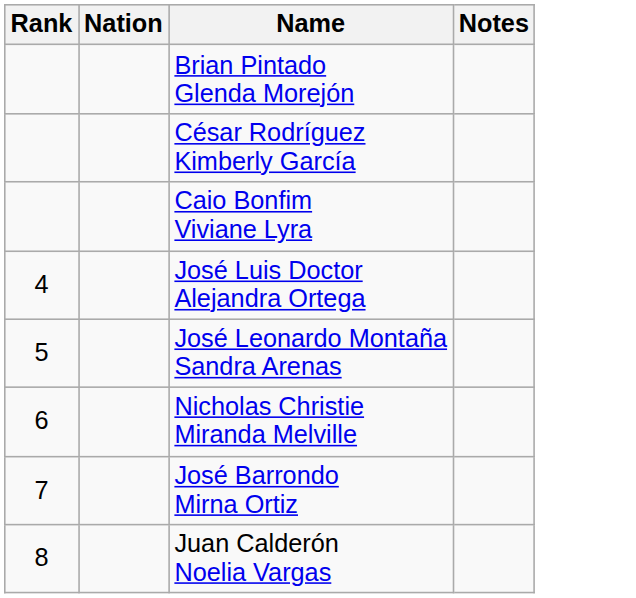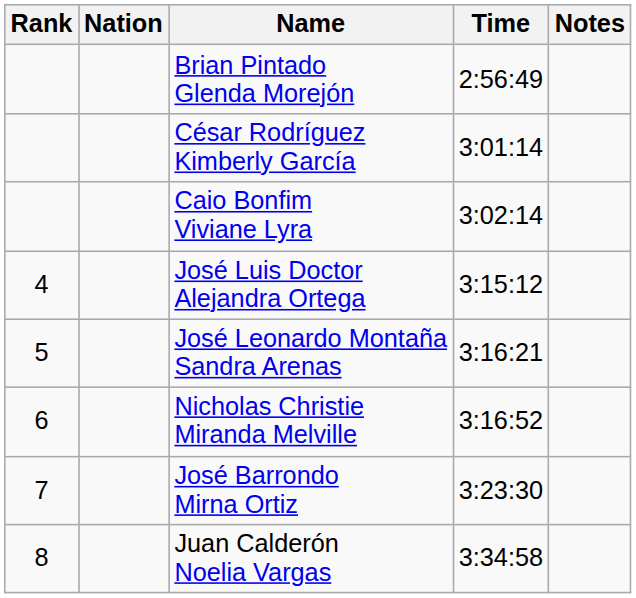+ column: (501, 24)
